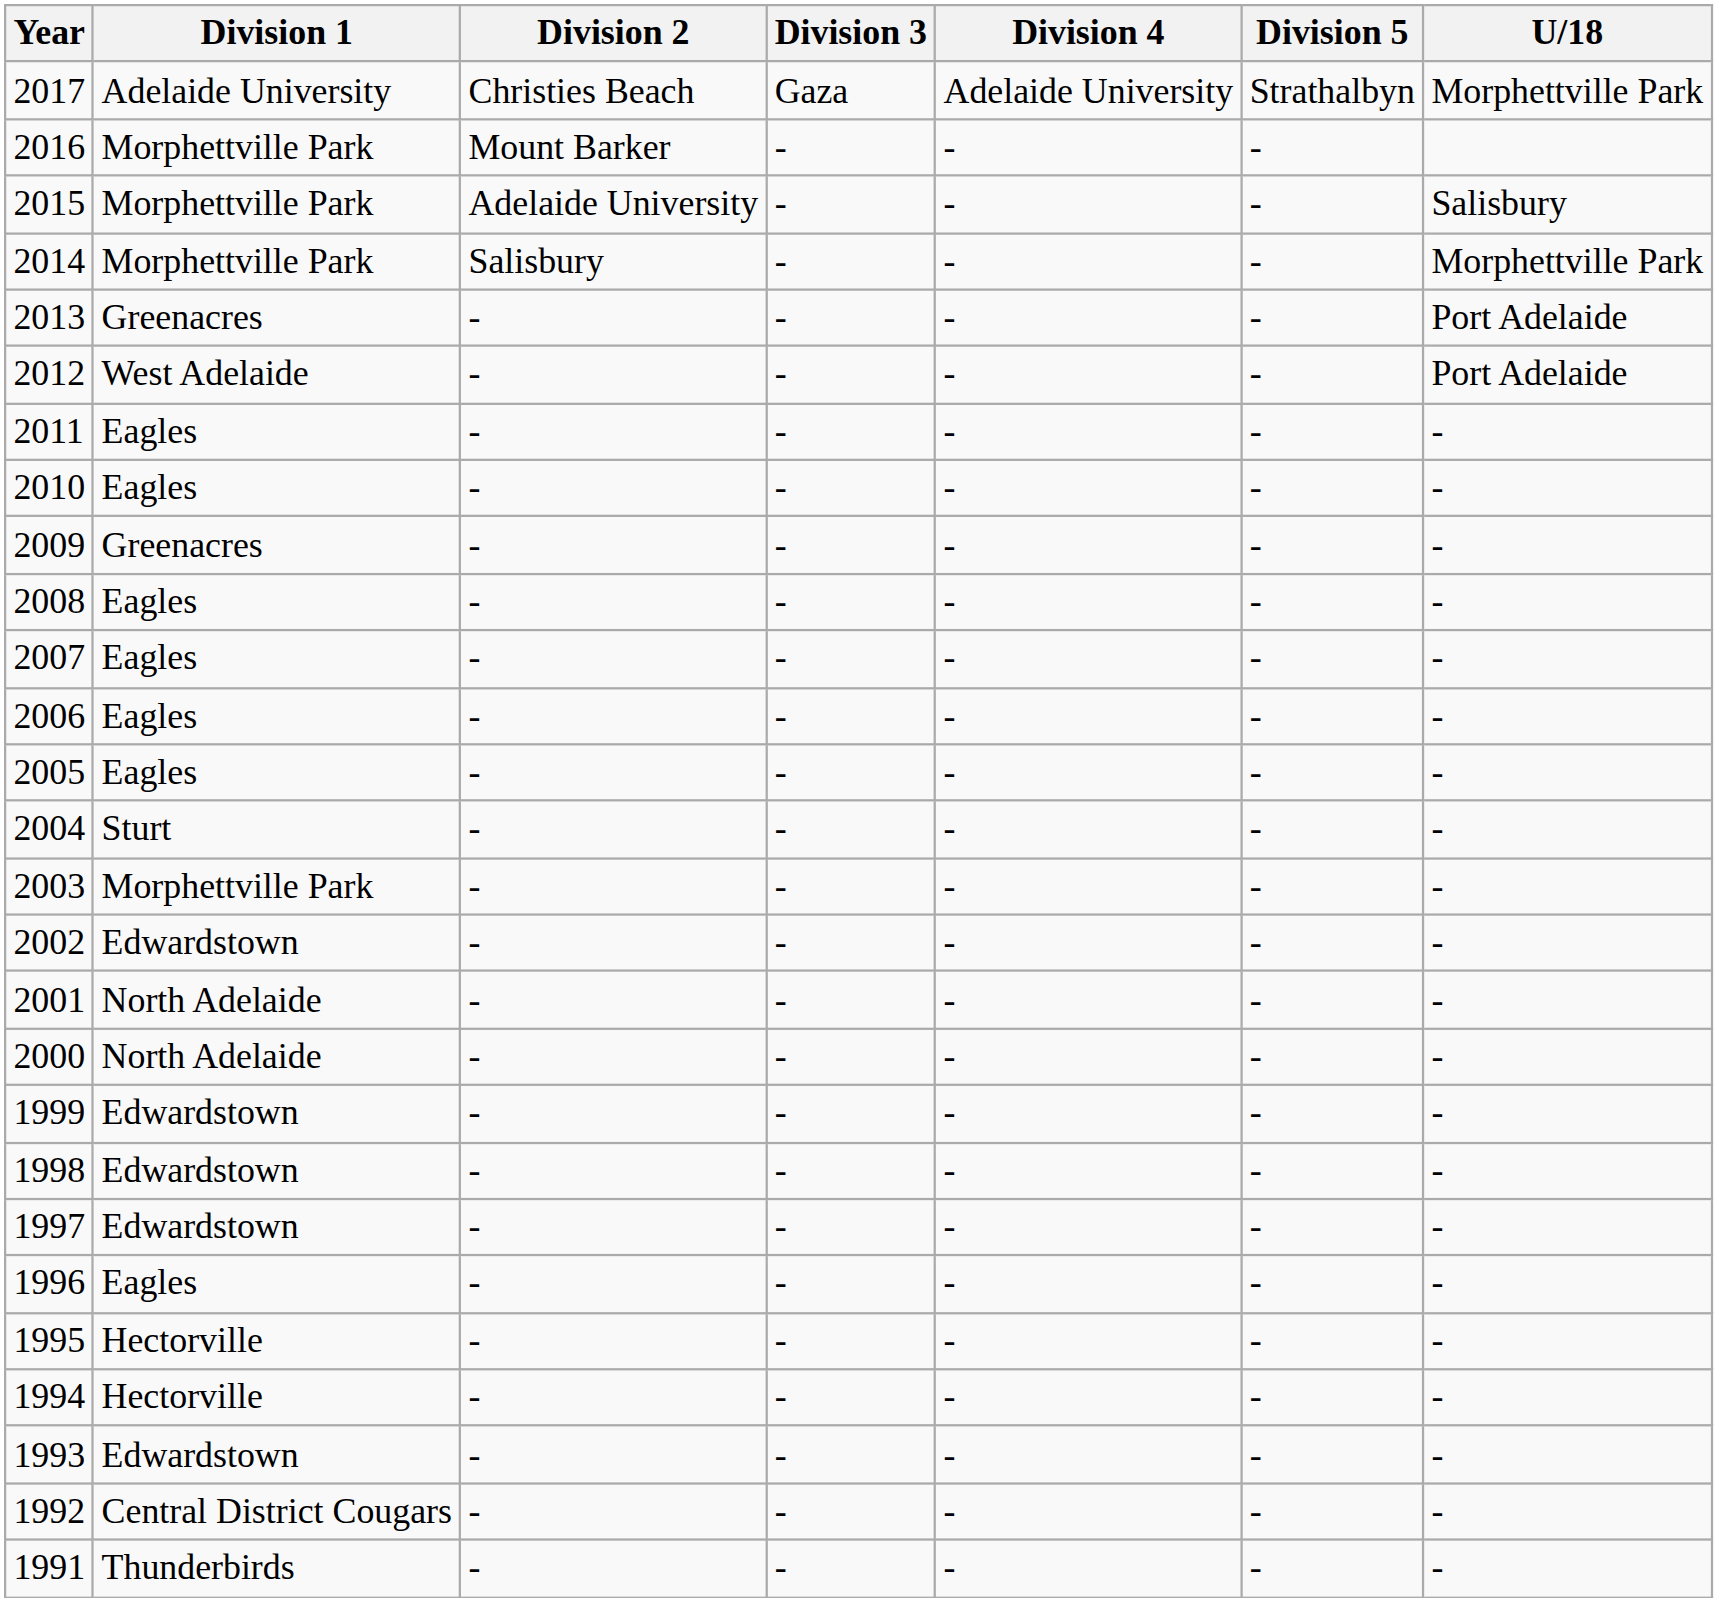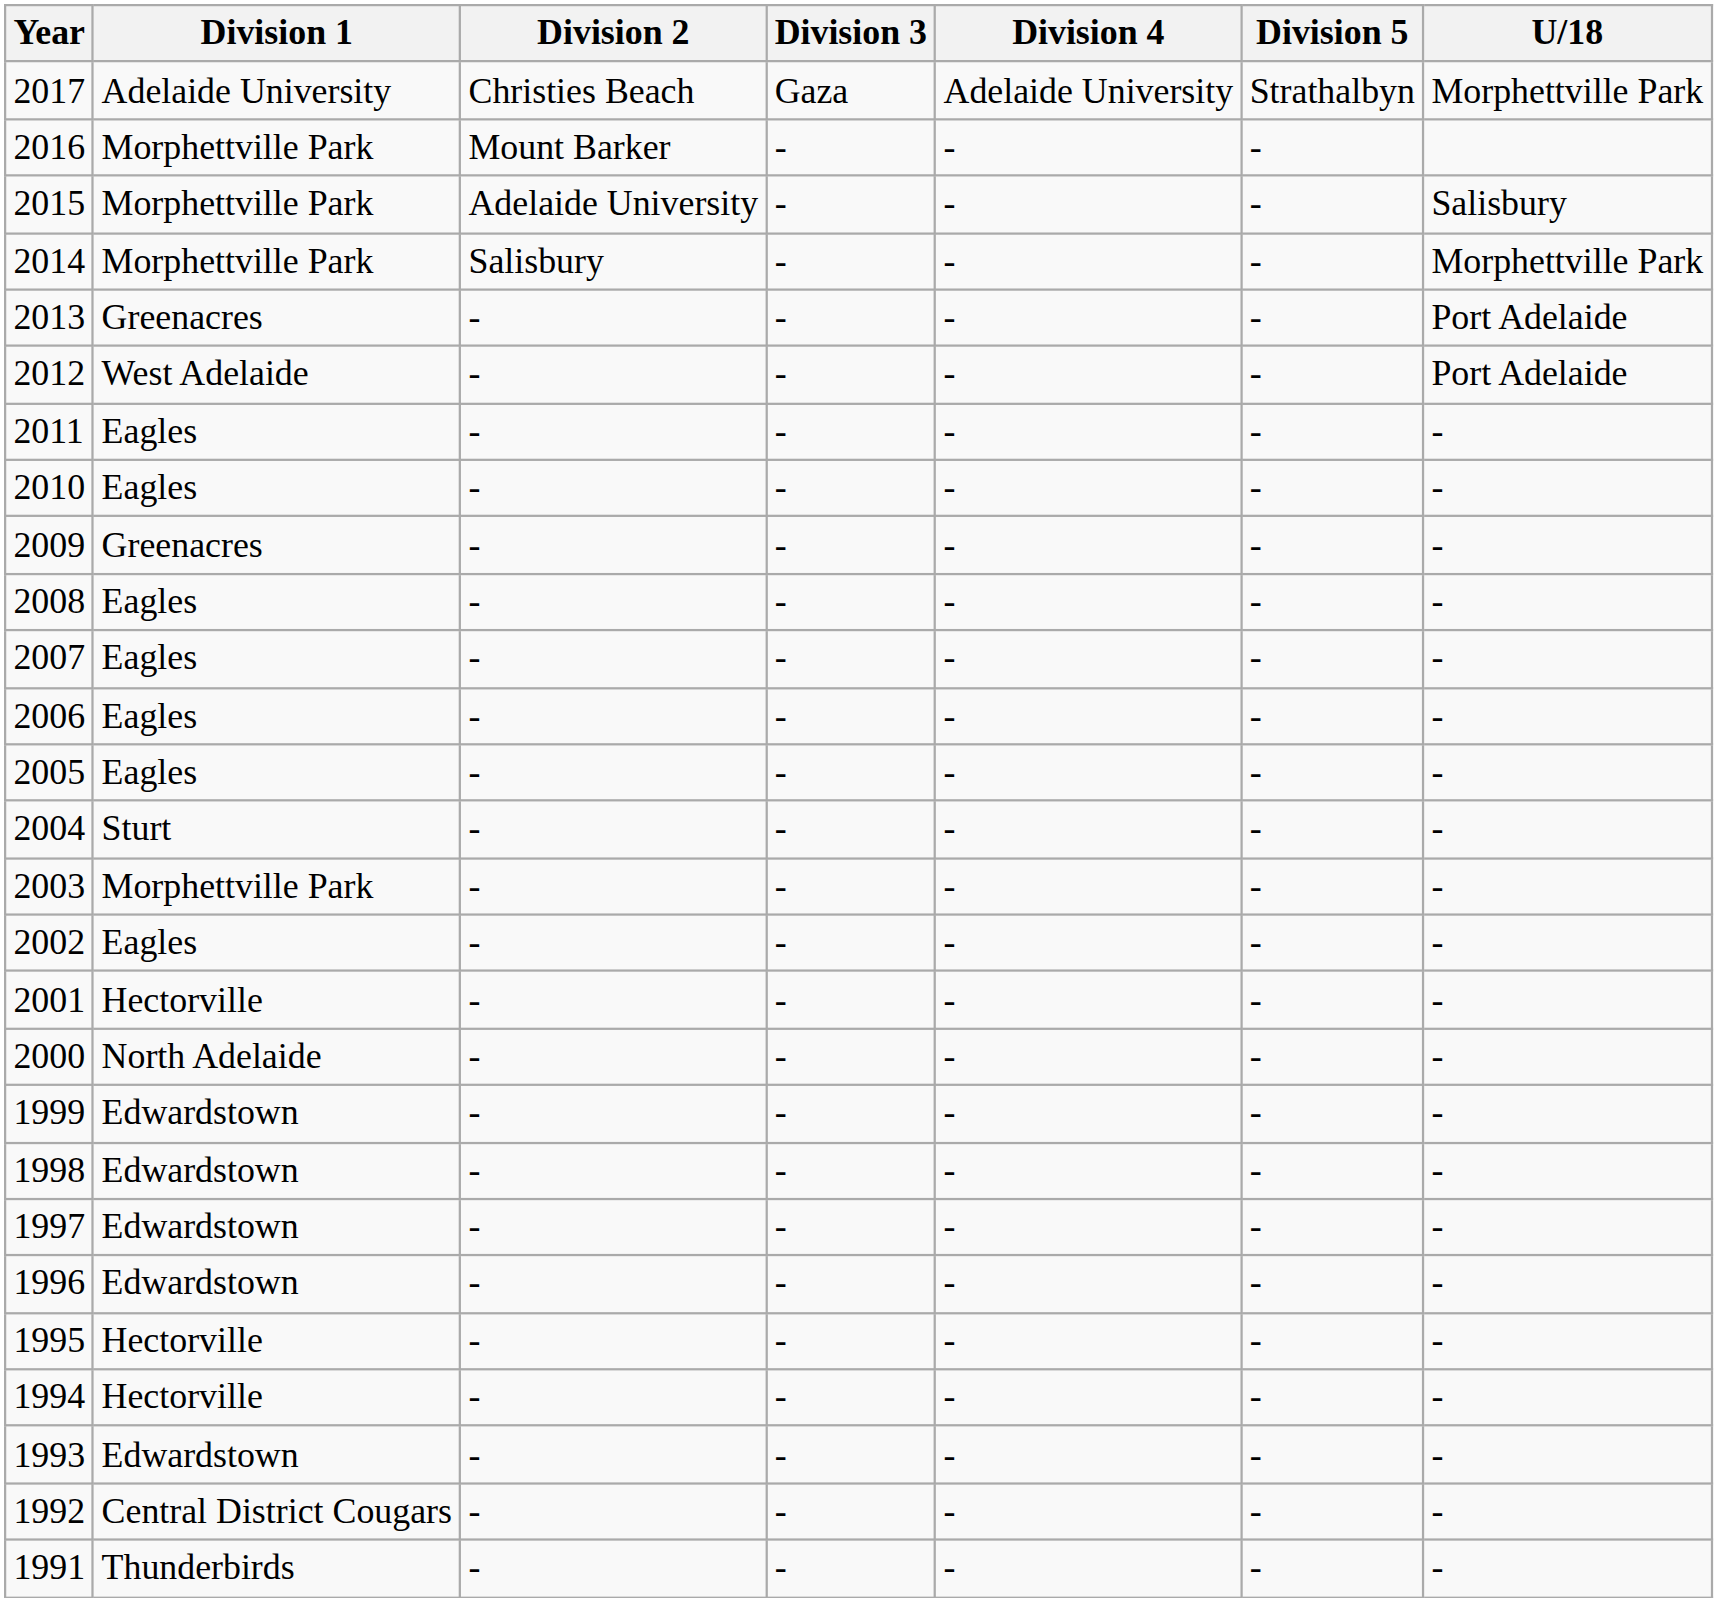(200, 942) Edwardstown -> (149, 942) Eagles
(212, 999) North Adelaide -> (182, 999) Hectorville
(149, 1283) Eagles -> (200, 1283) Edwardstown
